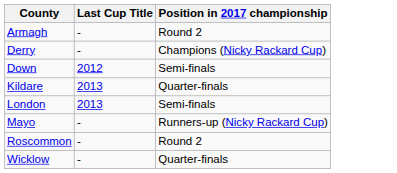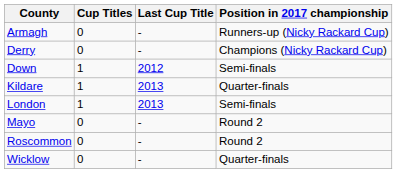+ column: (105, 13)
(180, 31) Round 2 -> (304, 31) Runners-up (Nicky Rackard Cup)
(243, 123) Runners-up (Nicky Rackard Cup) -> (241, 123) Round 2
